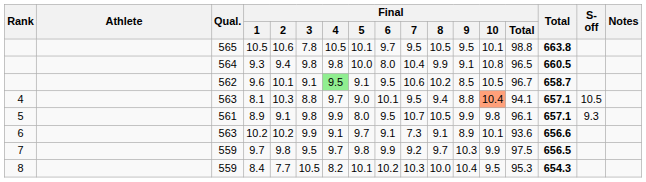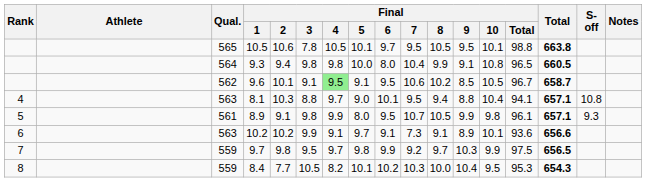(493, 99) lightsalmon background -> (493, 99) no background
(591, 99) 10.5 -> (591, 99) 10.8
